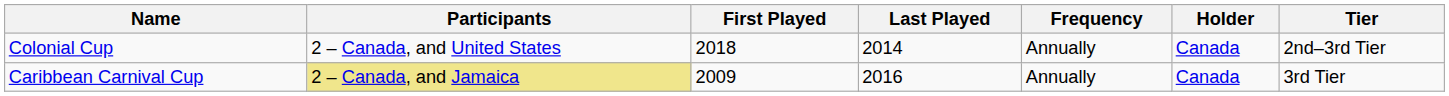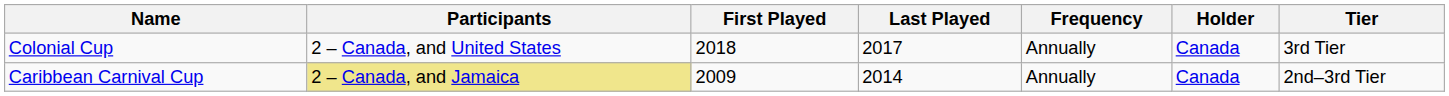(882, 47) 2014 -> (882, 47) 2017
(1335, 47) 2nd–3rd Tier -> (1314, 47) 3rd Tier
(882, 76) 2016 -> (882, 76) 2014
(1314, 76) 3rd Tier -> (1335, 76) 2nd–3rd Tier
